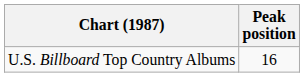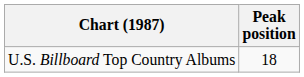(269, 59) 16 -> (269, 59) 18
